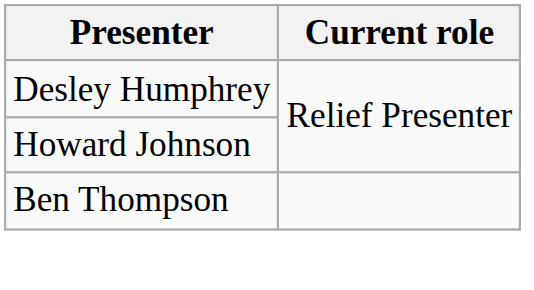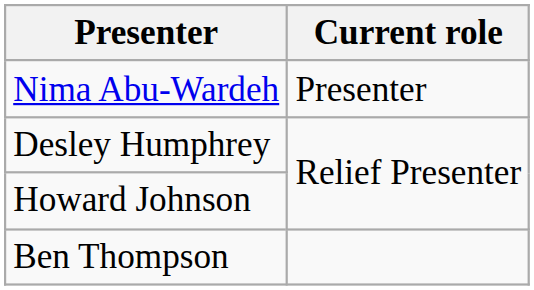+ row: (146, 88)
